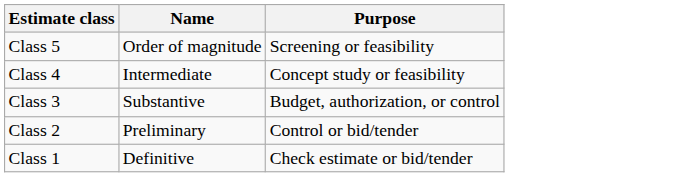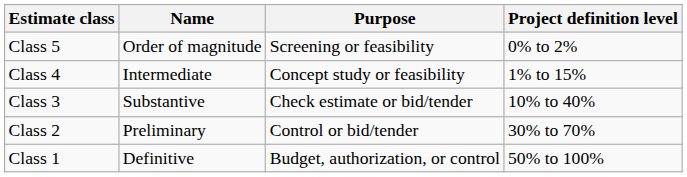+ column: (593, 18)
(385, 102) Budget, authorization, or control -> (371, 102) Check estimate or bid/tender
(371, 158) Check estimate or bid/tender -> (385, 158) Budget, authorization, or control
